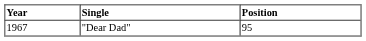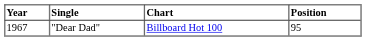+ column: (160, 12)
